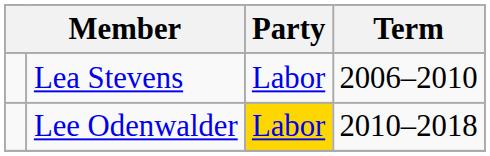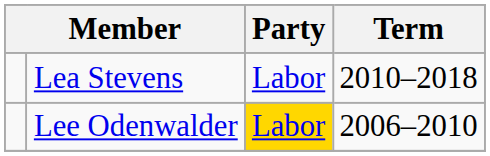(409, 77) 2006–2010 -> (409, 77) 2010–2018
(409, 126) 2010–2018 -> (409, 126) 2006–2010
